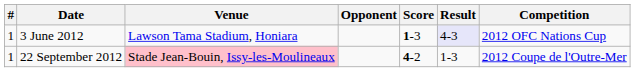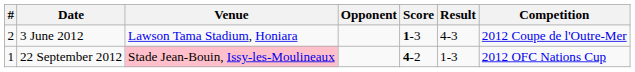(11, 35) 1 -> (11, 35) 2
(449, 35) lavender background -> (449, 35) no background
(544, 35) 2012 OFC Nations Cup -> (554, 35) 2012 Coupe de l'Outre-Mer
(554, 56) 2012 Coupe de l'Outre-Mer -> (544, 56) 2012 OFC Nations Cup
